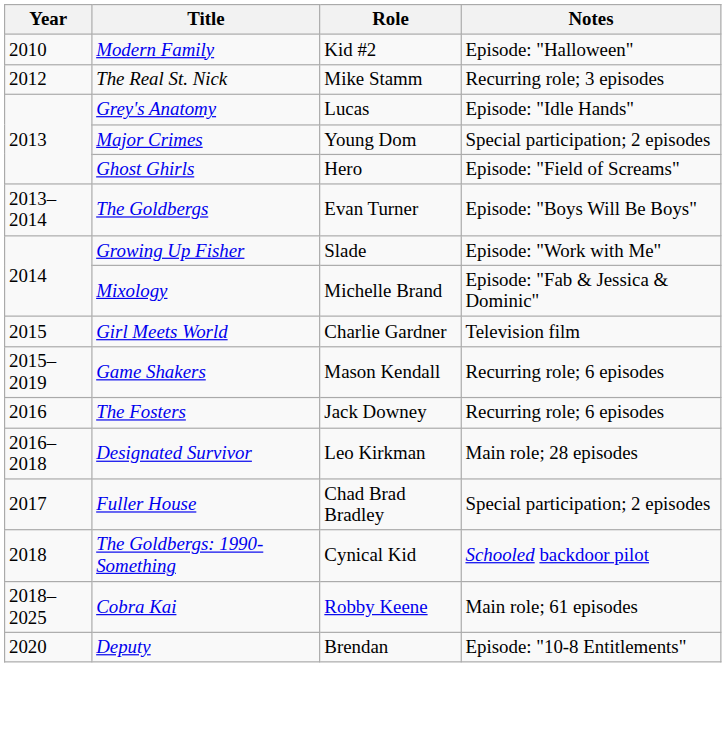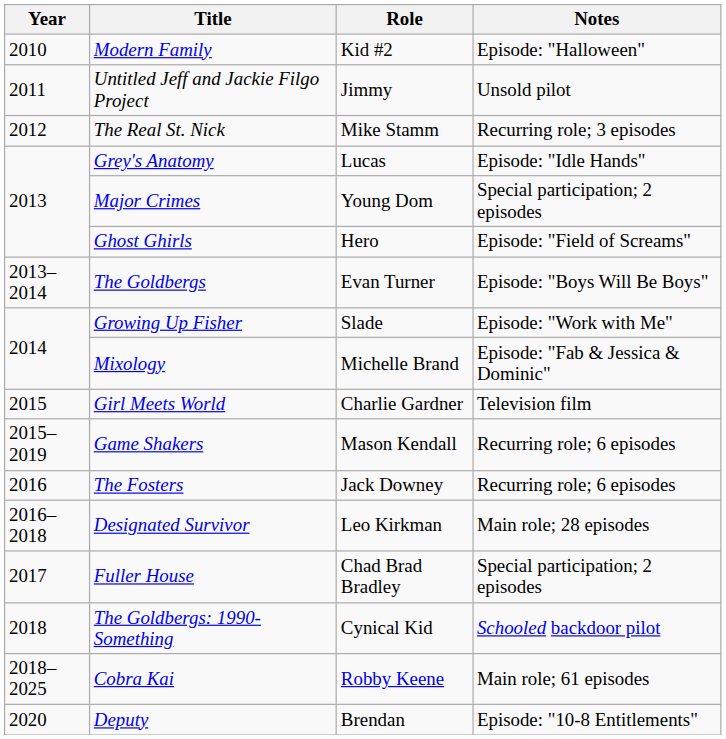+ row: (206, 89)
